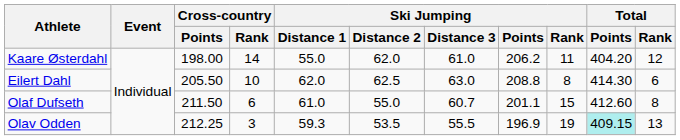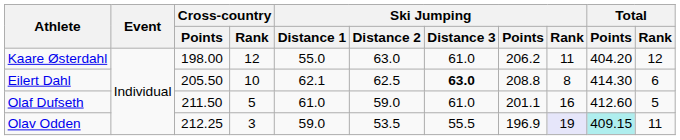(252, 59) 14 -> (252, 59) 12
(387, 59) 62.0 -> (387, 59) 63.0
(312, 81) 62.0 -> (312, 81) 62.1
(462, 81) normal -> (462, 81) bold
(252, 102) 6 -> (252, 102) 5
(387, 102) 55.0 -> (387, 102) 59.0
(462, 102) 60.7 -> (462, 102) 61.0
(567, 102) 15 -> (567, 102) 16
(655, 102) 8 -> (655, 102) 5
(312, 124) 59.3 -> (312, 124) 59.0
(567, 124) no background -> (567, 124) lavender background
(655, 124) 13 -> (655, 124) 11
